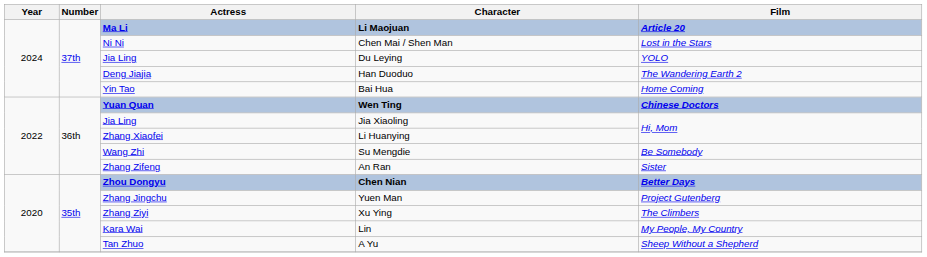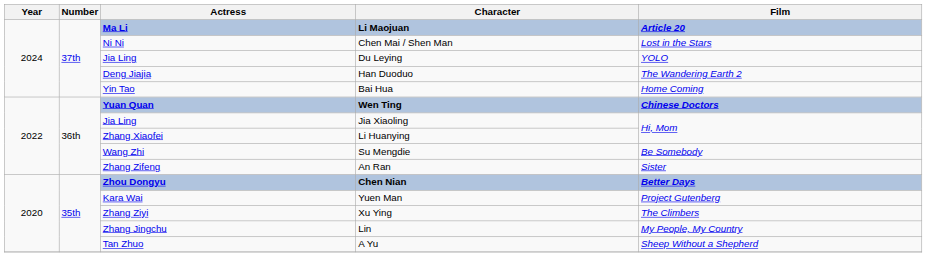(135, 197) Zhang Jingchu -> (123, 197) Kara Wai
(123, 228) Kara Wai -> (135, 228) Zhang Jingchu
